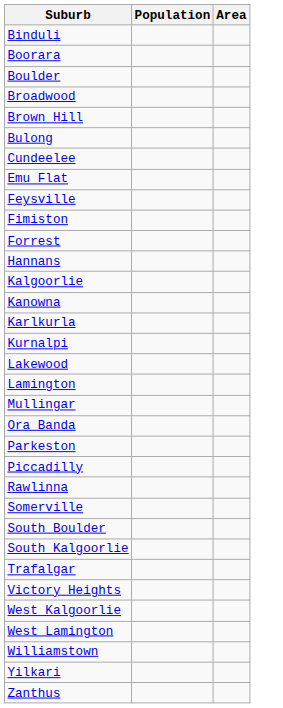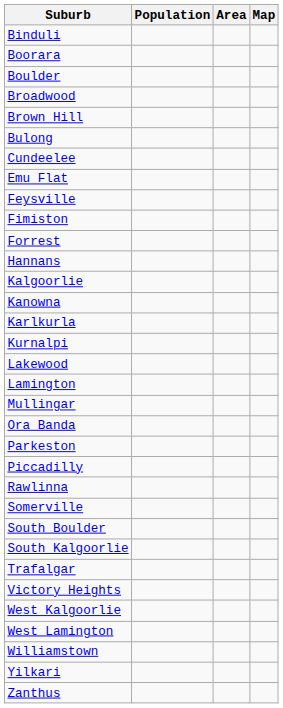+ column: (264, 15)
